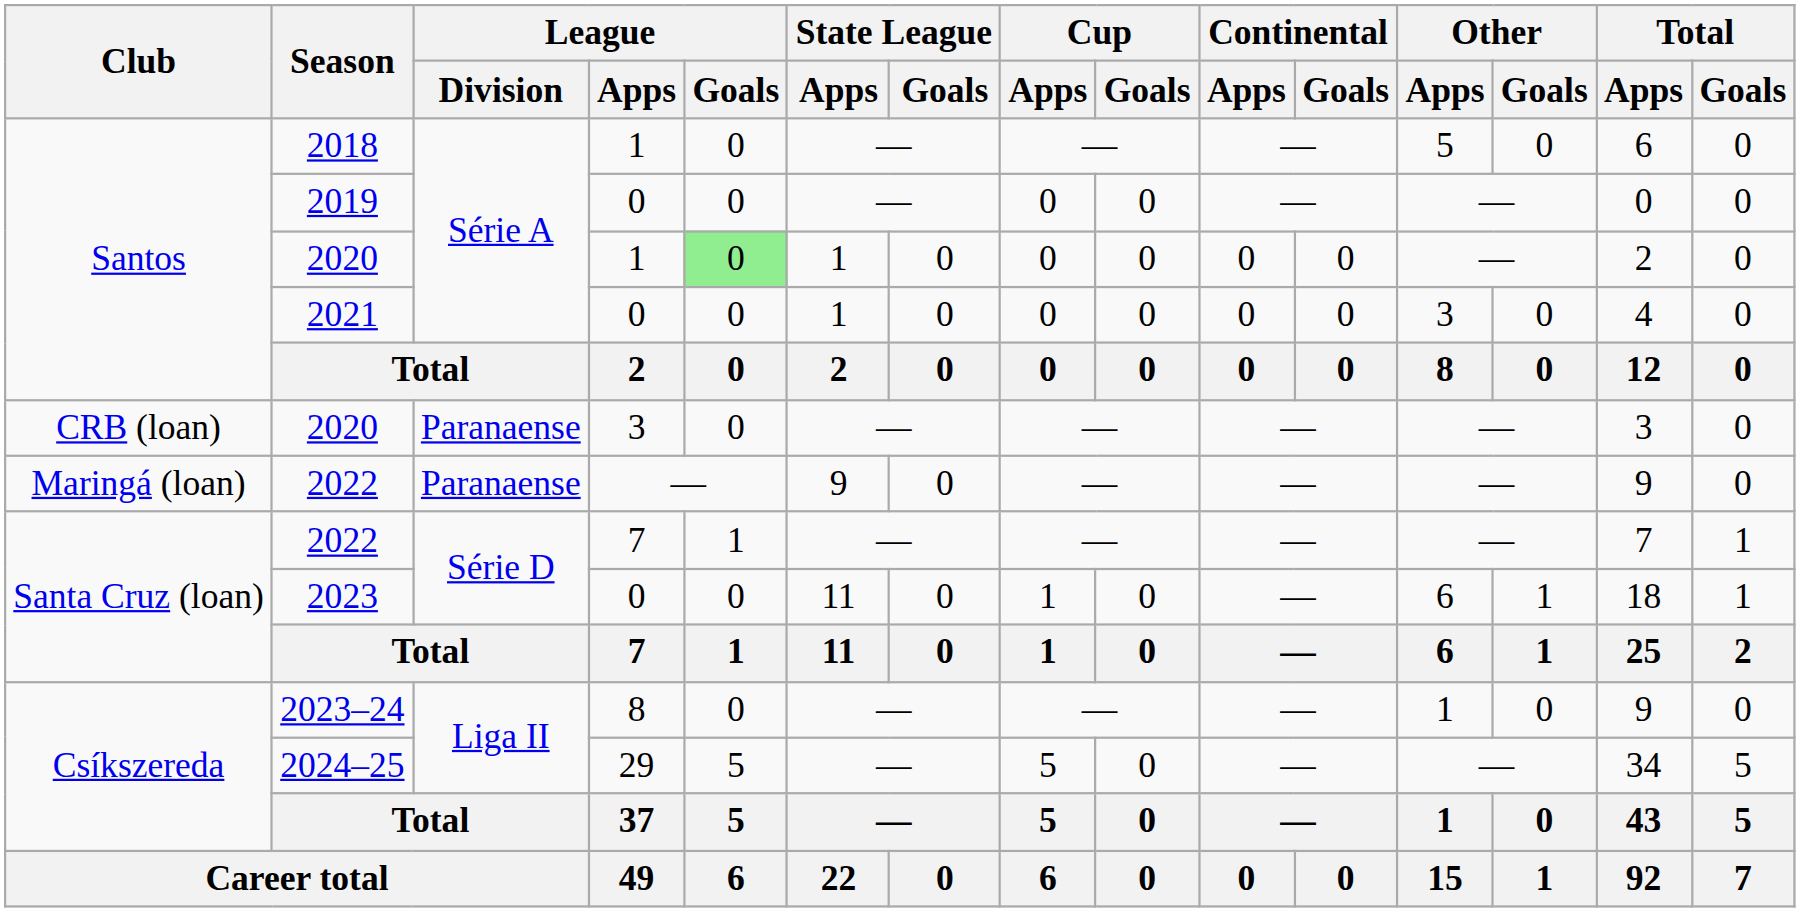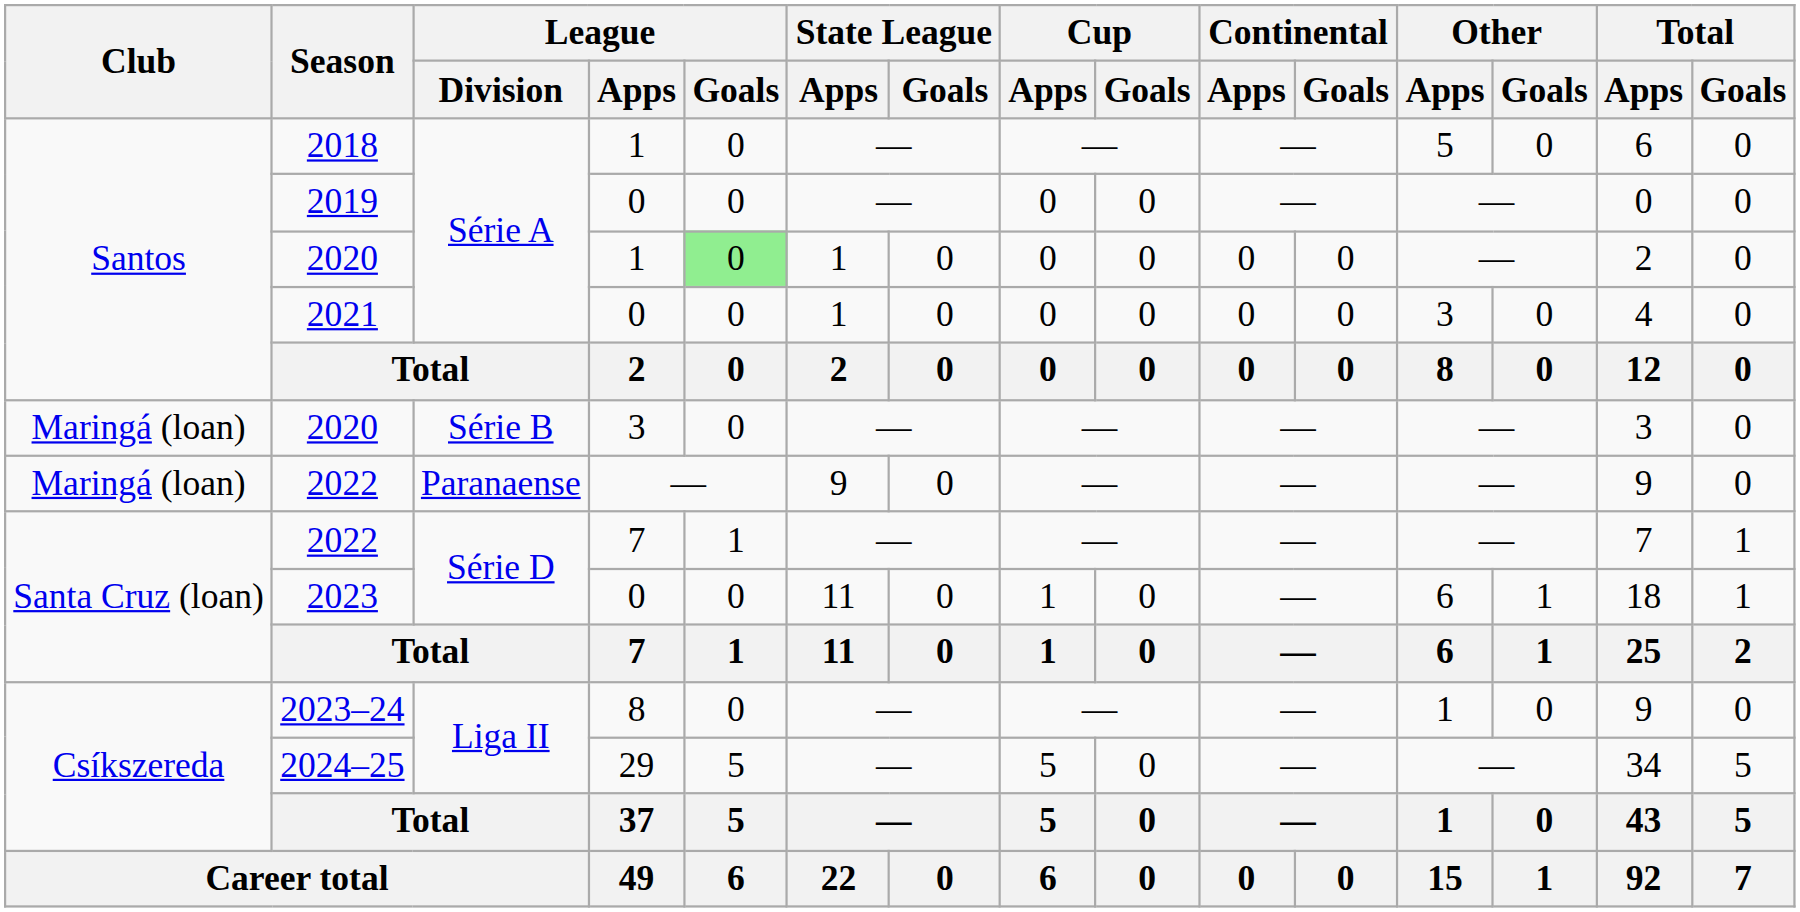(139, 426) CRB (loan) -> (139, 426) Maringá (loan)
(501, 426) Paranaense -> (501, 426) Série B
